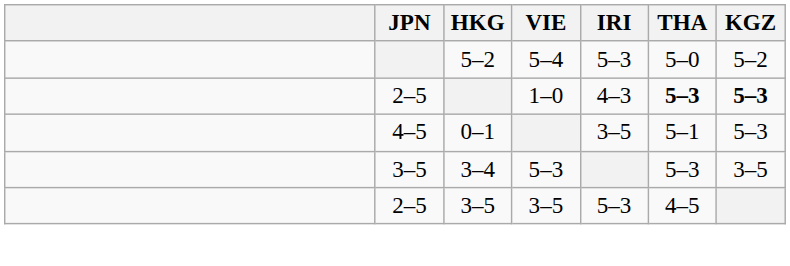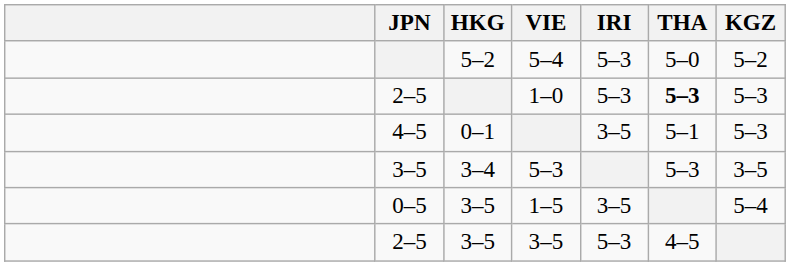(614, 95) 4–3 -> (614, 95) 5–3
(751, 95) bold -> (751, 95) normal
+ row: (546, 205)
